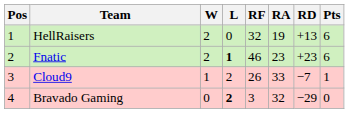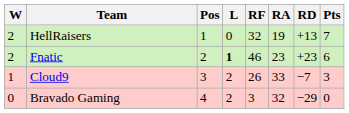columns swapped: (17, 14) <-> (211, 14)
(326, 35) 6 -> (326, 35) 7
(326, 77) 1 -> (326, 77) 3
(229, 98) bold -> (229, 98) normal
